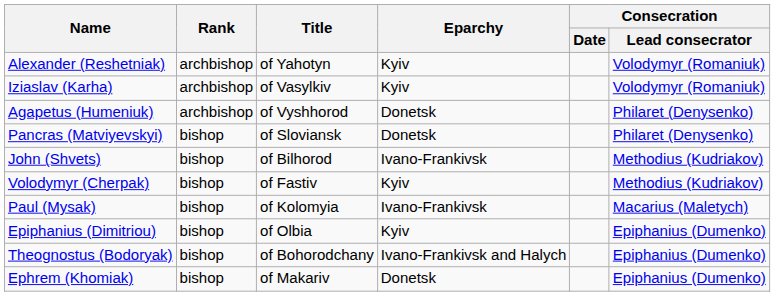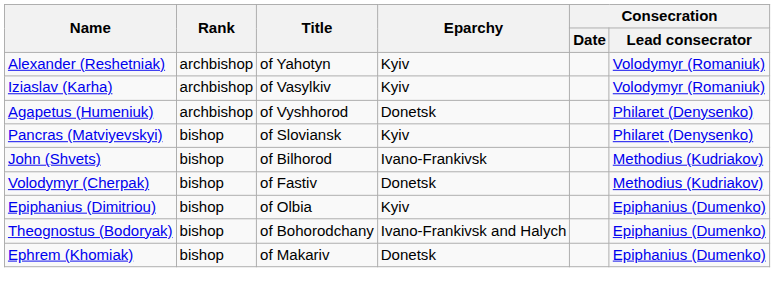(408, 135) Donetsk -> (395, 135) Kyiv
(395, 183) Kyiv -> (408, 183) Donetsk
- row: (52, 207)
